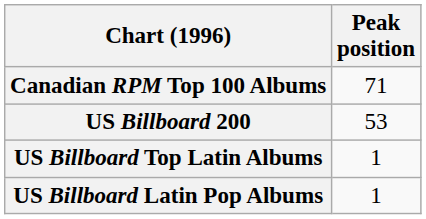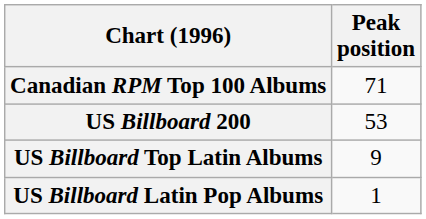(376, 158) 1 -> (376, 158) 9
